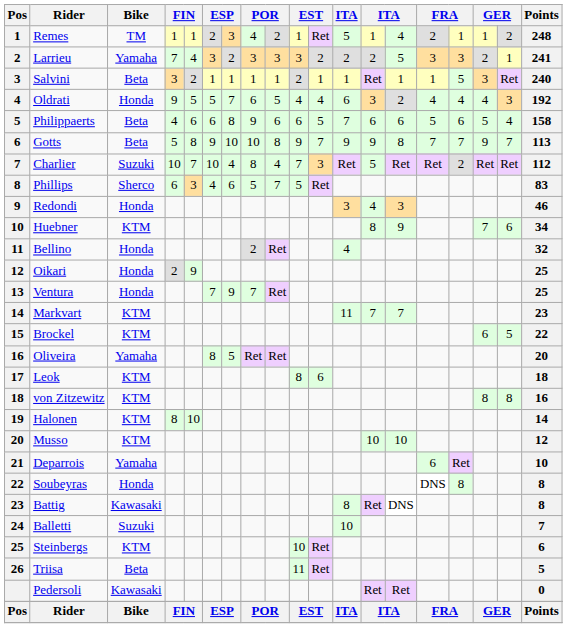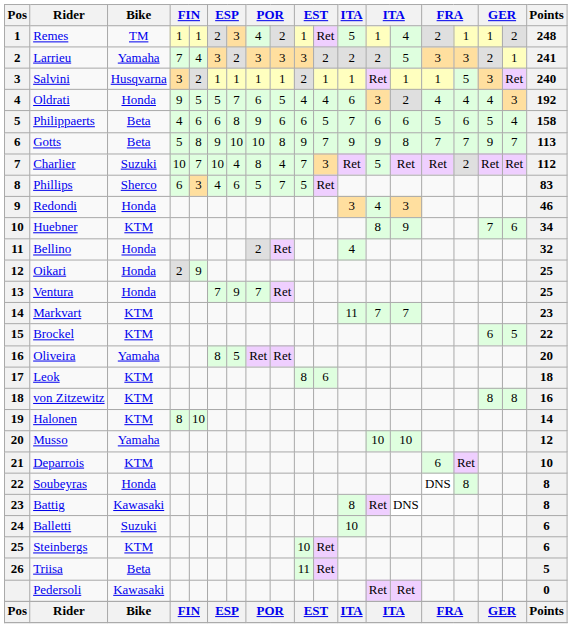(136, 78) Beta -> (139, 78) Husqvarna
(136, 441) KTM -> (139, 441) Yamaha
(136, 462) Yamaha -> (139, 462) KTM
(541, 526) 7 -> (547, 526) 6
